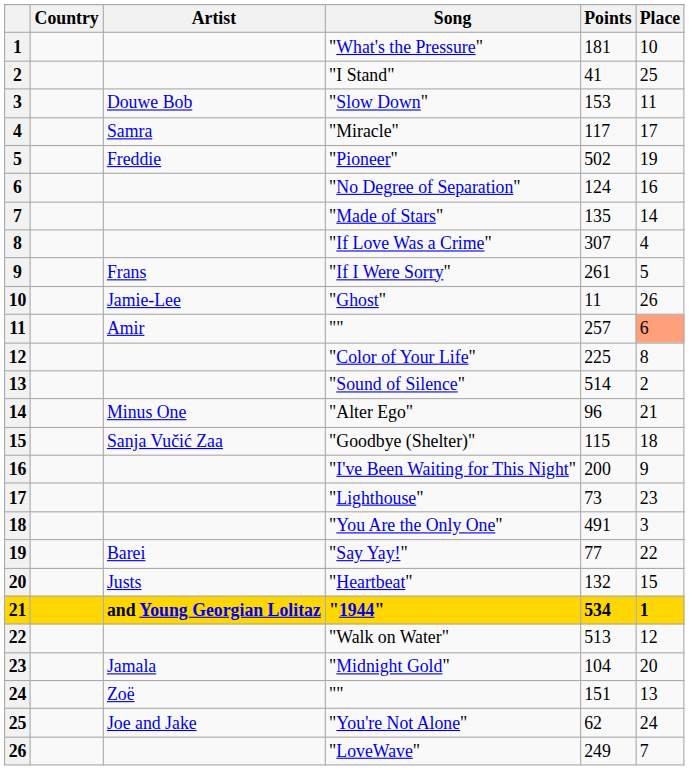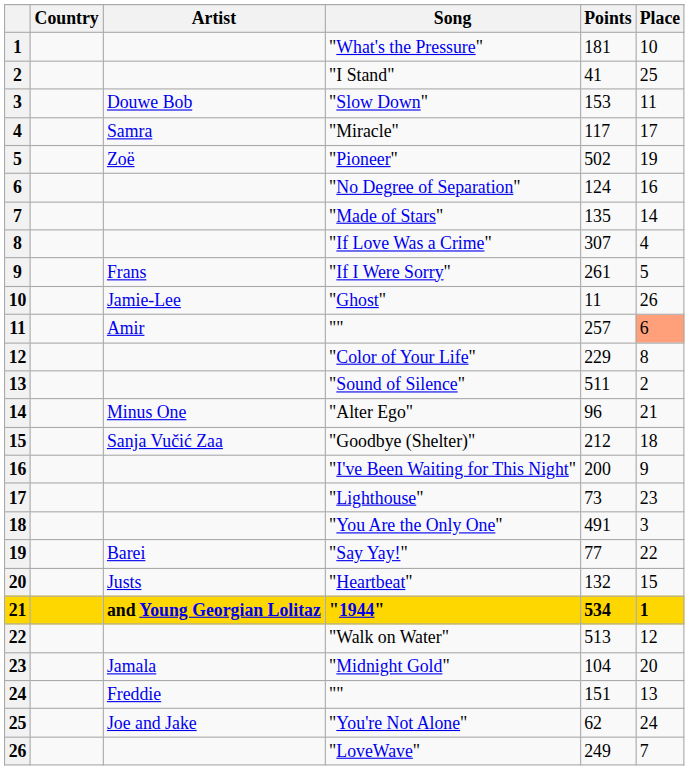(134, 159) Freddie -> (121, 159) Zoë
(598, 356) 225 -> (598, 356) 229
(598, 384) 514 -> (597, 384) 511
(597, 441) 115 -> (598, 441) 212
(121, 694) Zoë -> (134, 694) Freddie
